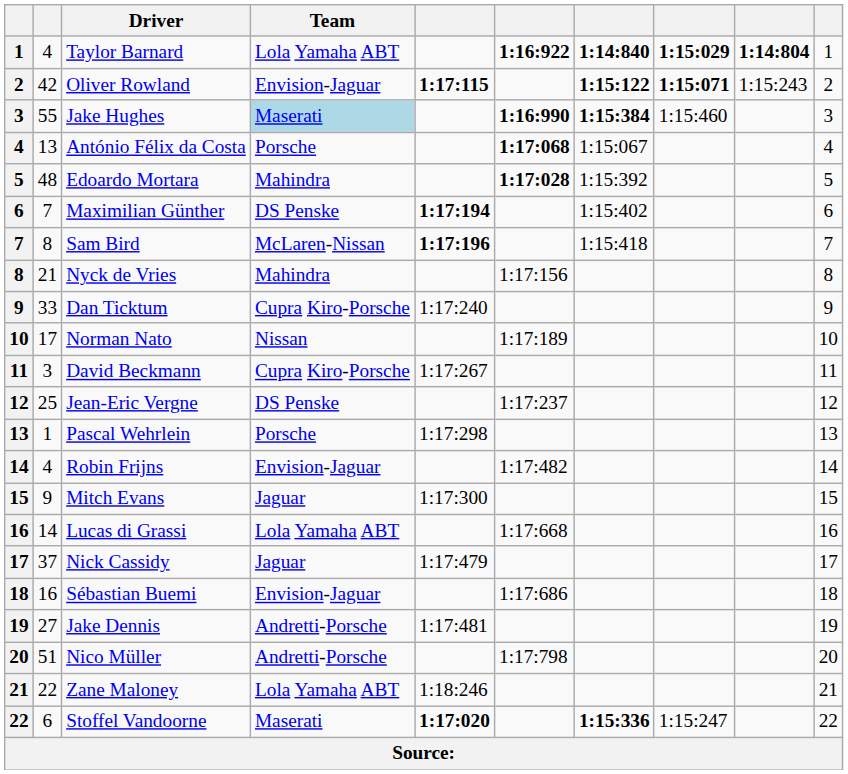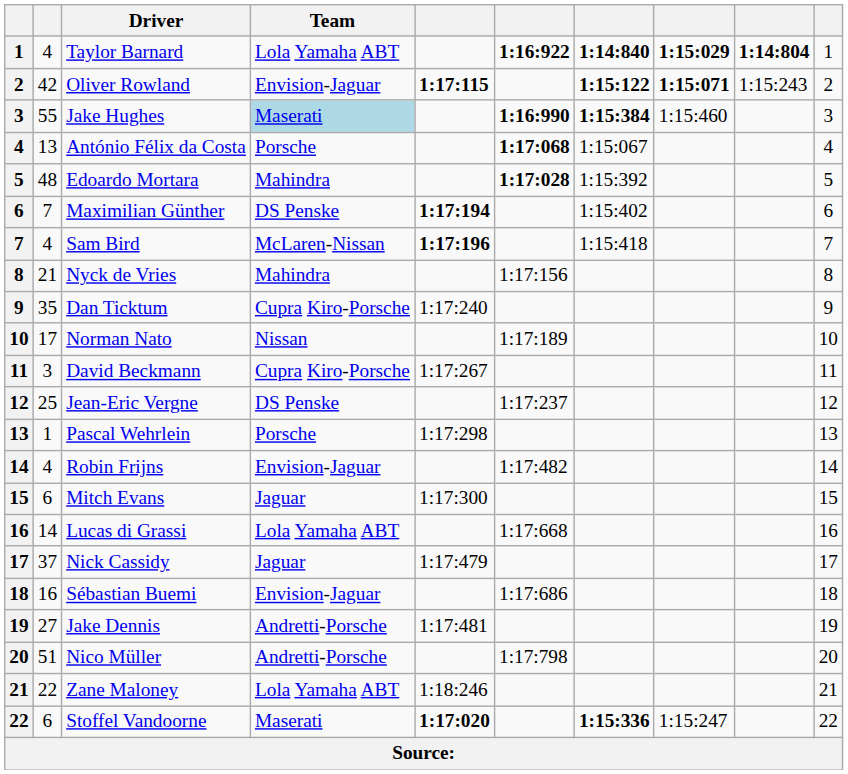(47, 243) 8 -> (47, 243) 4
(47, 306) 33 -> (47, 306) 35
(47, 497) 9 -> (47, 497) 6
